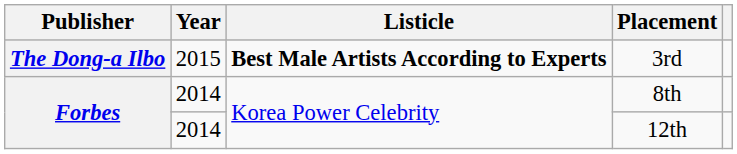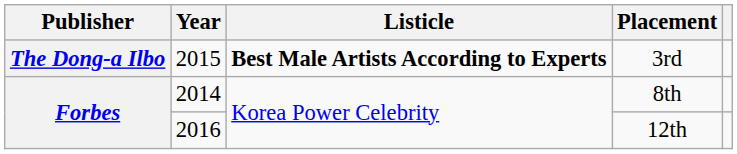(198, 129) 2014 -> (198, 129) 2016
